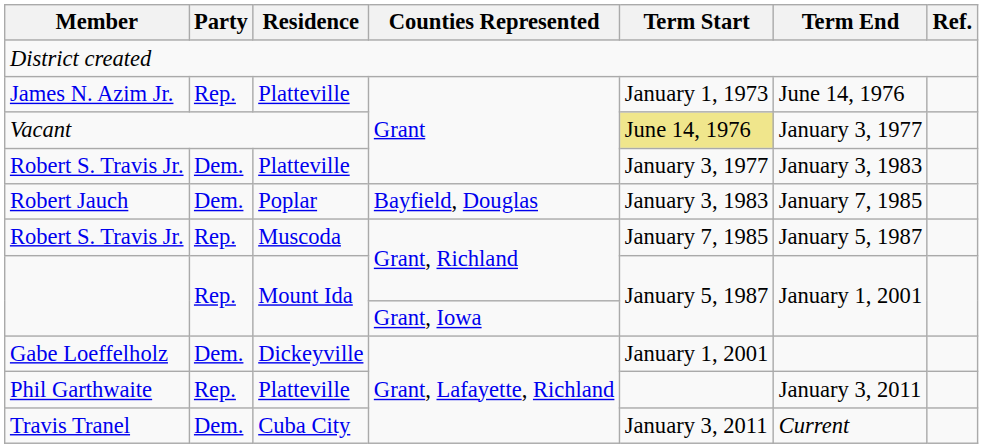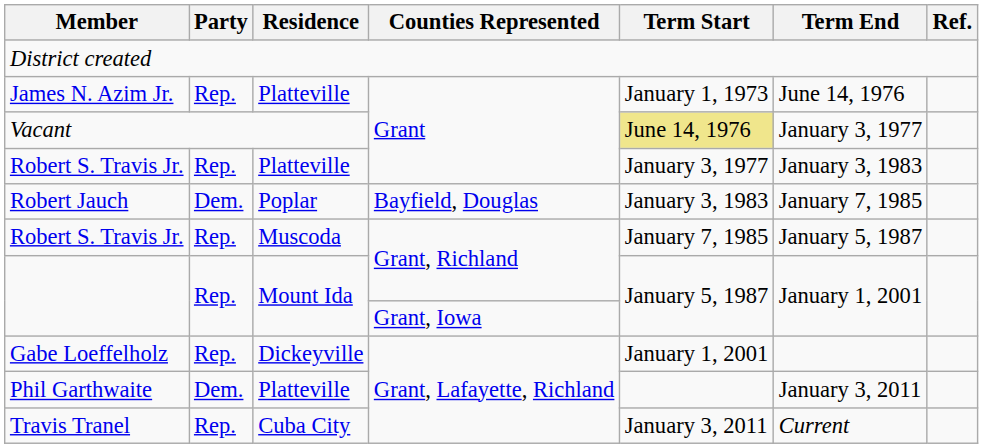(219, 165) Dem. -> (215, 165) Rep.
(219, 353) Dem. -> (215, 353) Rep.
(215, 389) Rep. -> (219, 389) Dem.
(219, 425) Dem. -> (215, 425) Rep.
